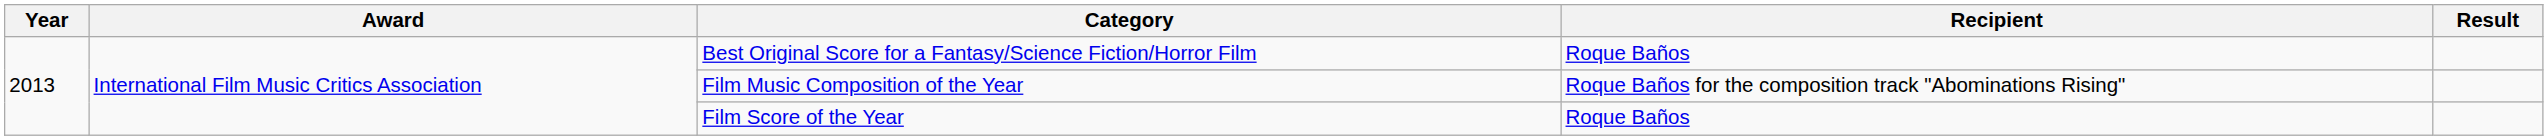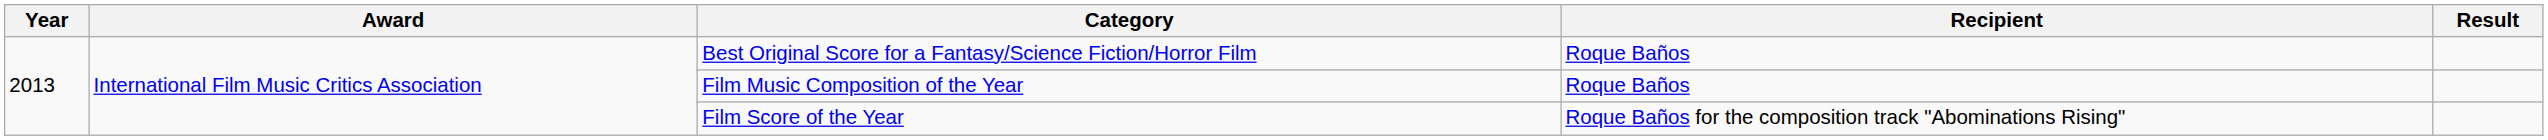(1845, 85) Roque Baños for the composition track "Abominations Rising" -> (1628, 85) Roque Baños
(1628, 118) Roque Baños -> (1845, 118) Roque Baños for the composition track "Abominations Rising"
